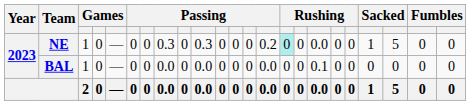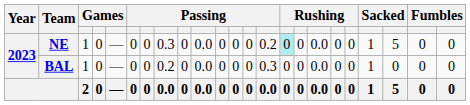(203, 44) 0.3 -> (203, 44) 0.0
(166, 66) 0.0 -> (166, 66) 0.2
(268, 66) 0.0 -> (268, 66) 0.3
(319, 66) 0.1 -> (319, 66) 0.0
(371, 66) 0 -> (371, 66) 1
